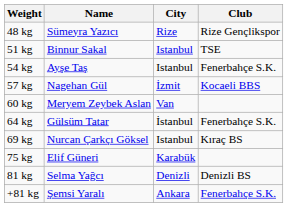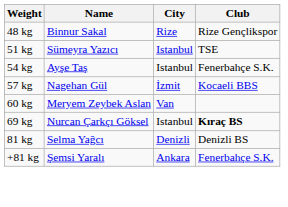(83, 31) Sümeyra Yazıcı -> (77, 31) Binnur Sakal
(77, 49) Binnur Sakal -> (83, 49) Sümeyra Yazıcı
- row: (20, 121)
(222, 139) normal -> (220, 121) bold
- row: (20, 157)
